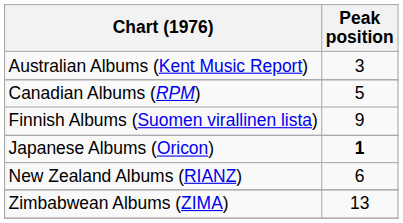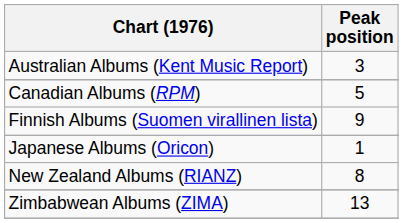(360, 148) bold -> (360, 148) normal
(360, 176) 6 -> (360, 176) 8
